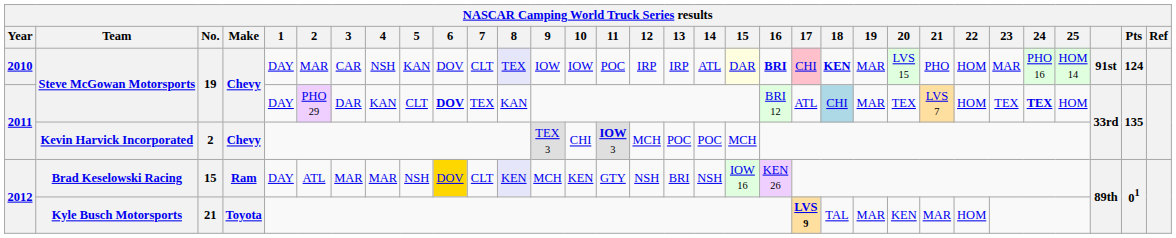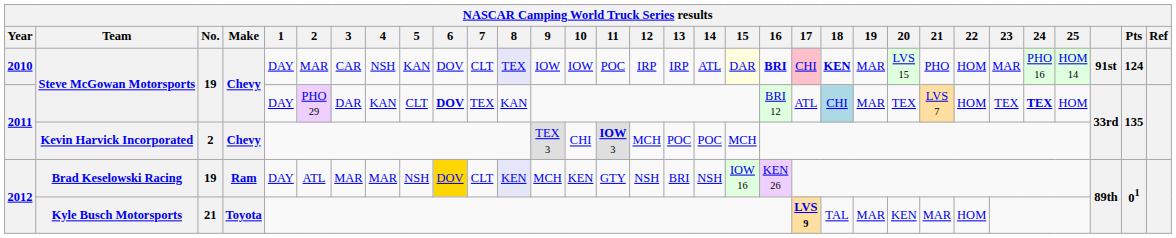(210, 177) 15 -> (210, 177) 19
